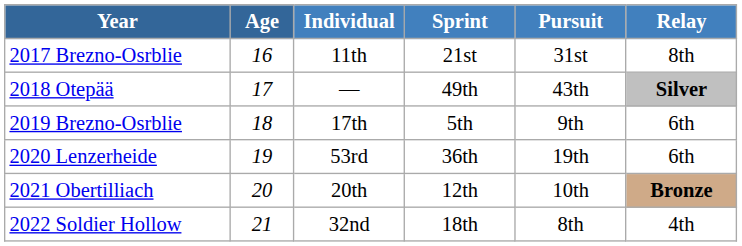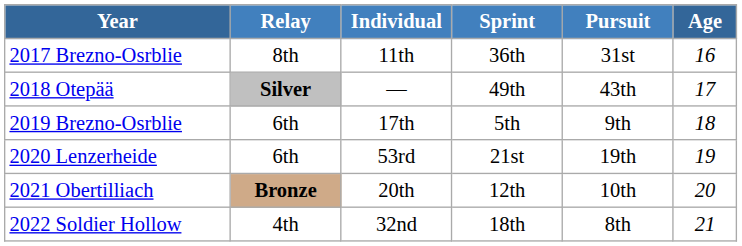columns swapped: (262, 21) <-> (681, 21)
(460, 55) 21st -> (507, 55) 36th
(460, 156) 36th -> (507, 156) 21st
